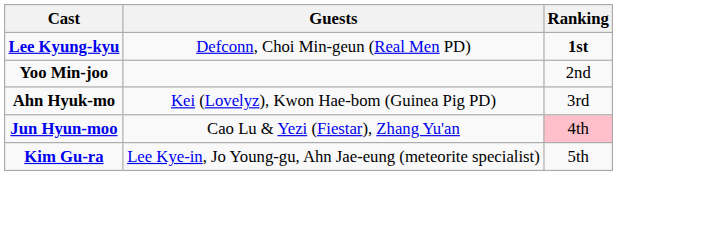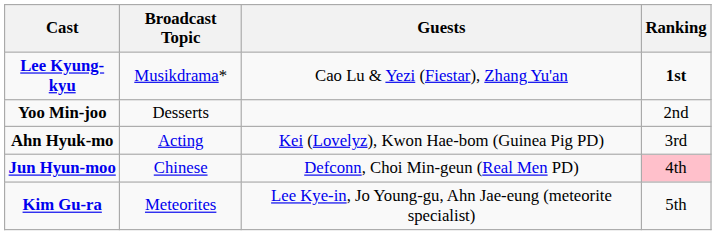+ column: (181, 28)
(333, 46) Defconn, Choi Min-geun (Real Men PD) -> (441, 75) Cao Lu & Yezi (Fiestar), Zhang Yu'an
(333, 128) Cao Lu & Yezi (Fiestar), Zhang Yu'an -> (441, 168) Defconn, Choi Min-geun (Real Men PD)
